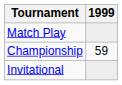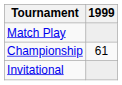(101, 51) 59 -> (101, 51) 61
